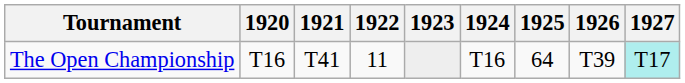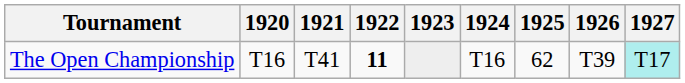(377, 59) normal -> (377, 59) bold
(542, 59) 64 -> (542, 59) 62
